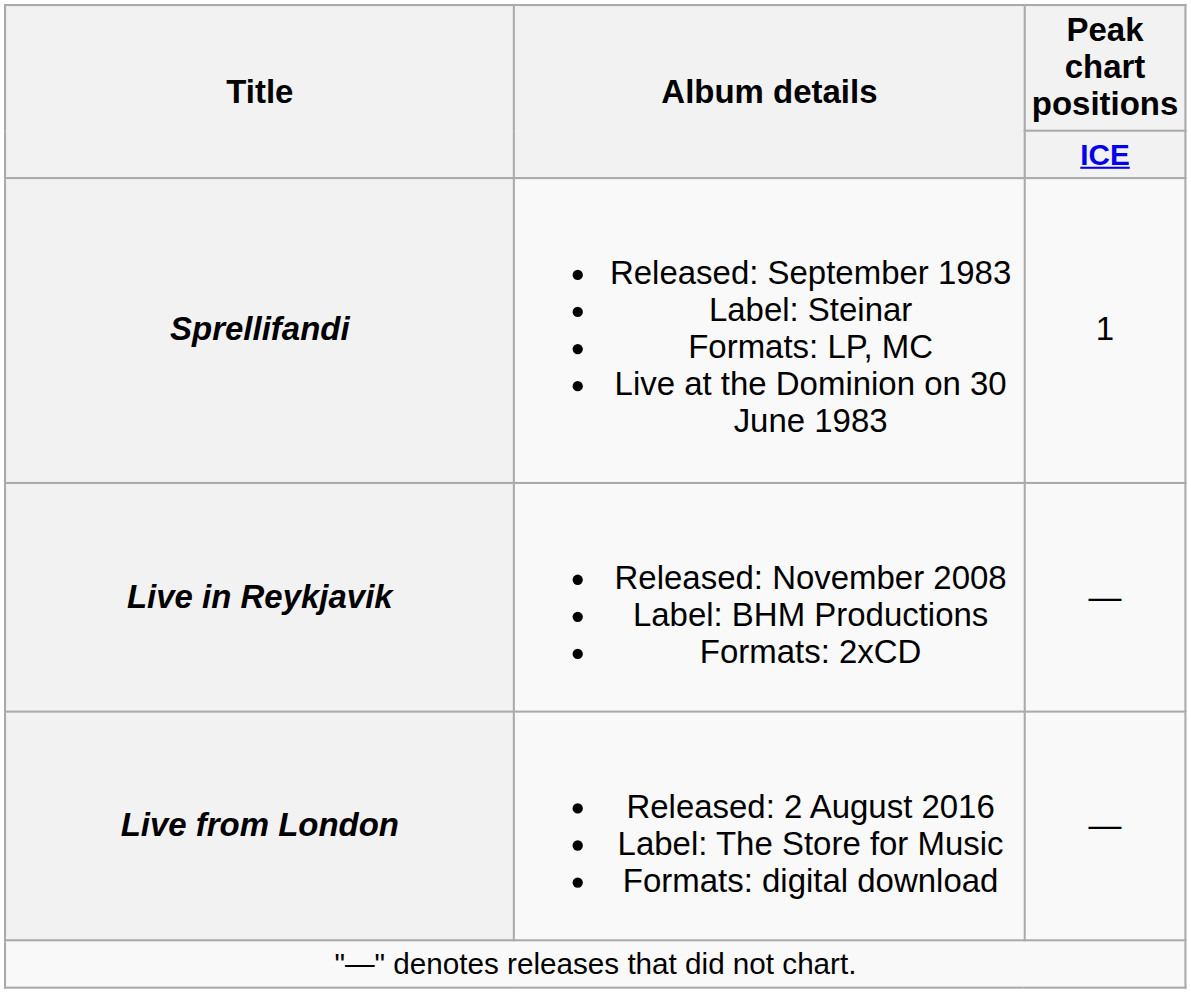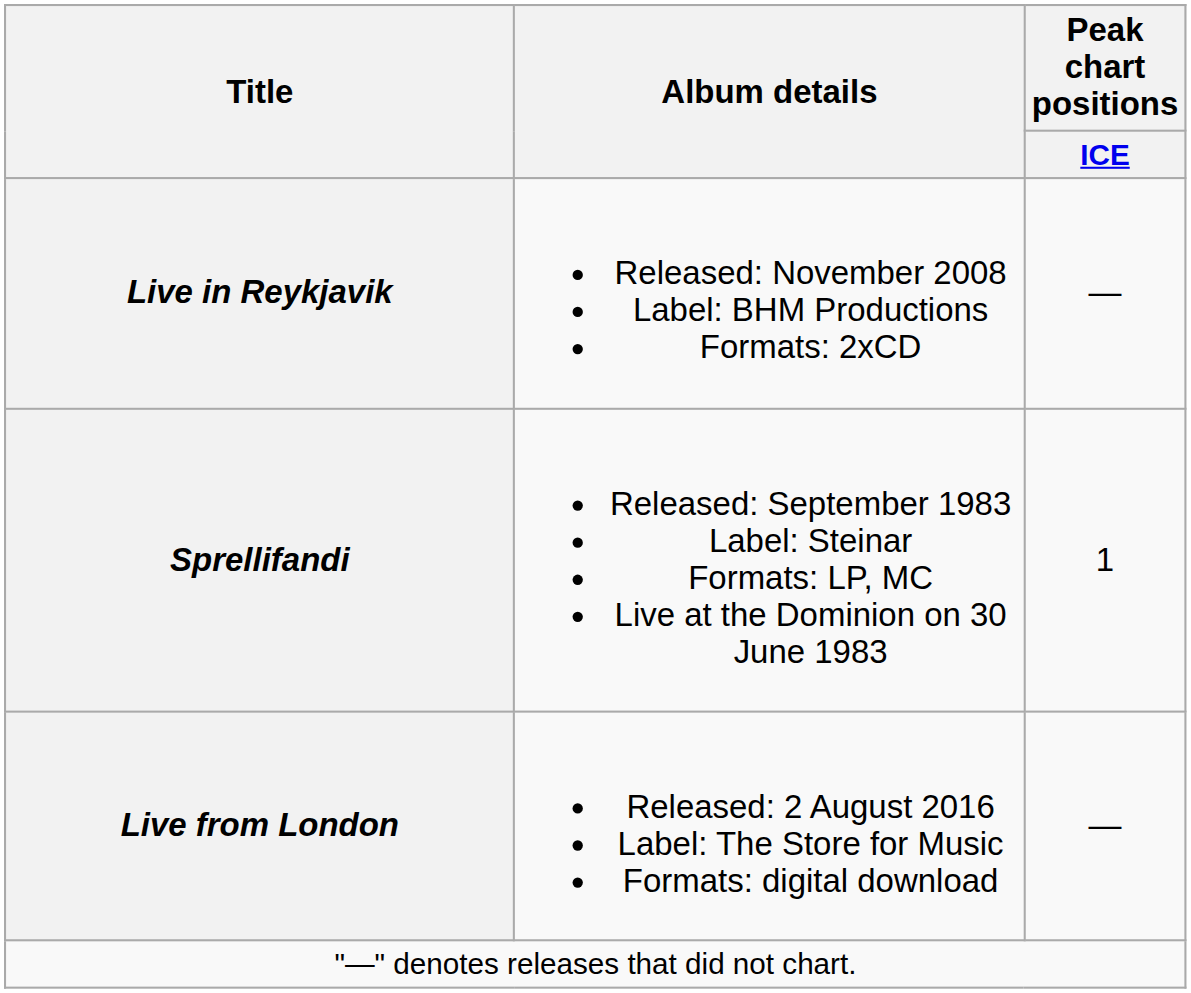rows swapped: (260, 329) <-> (260, 596)
